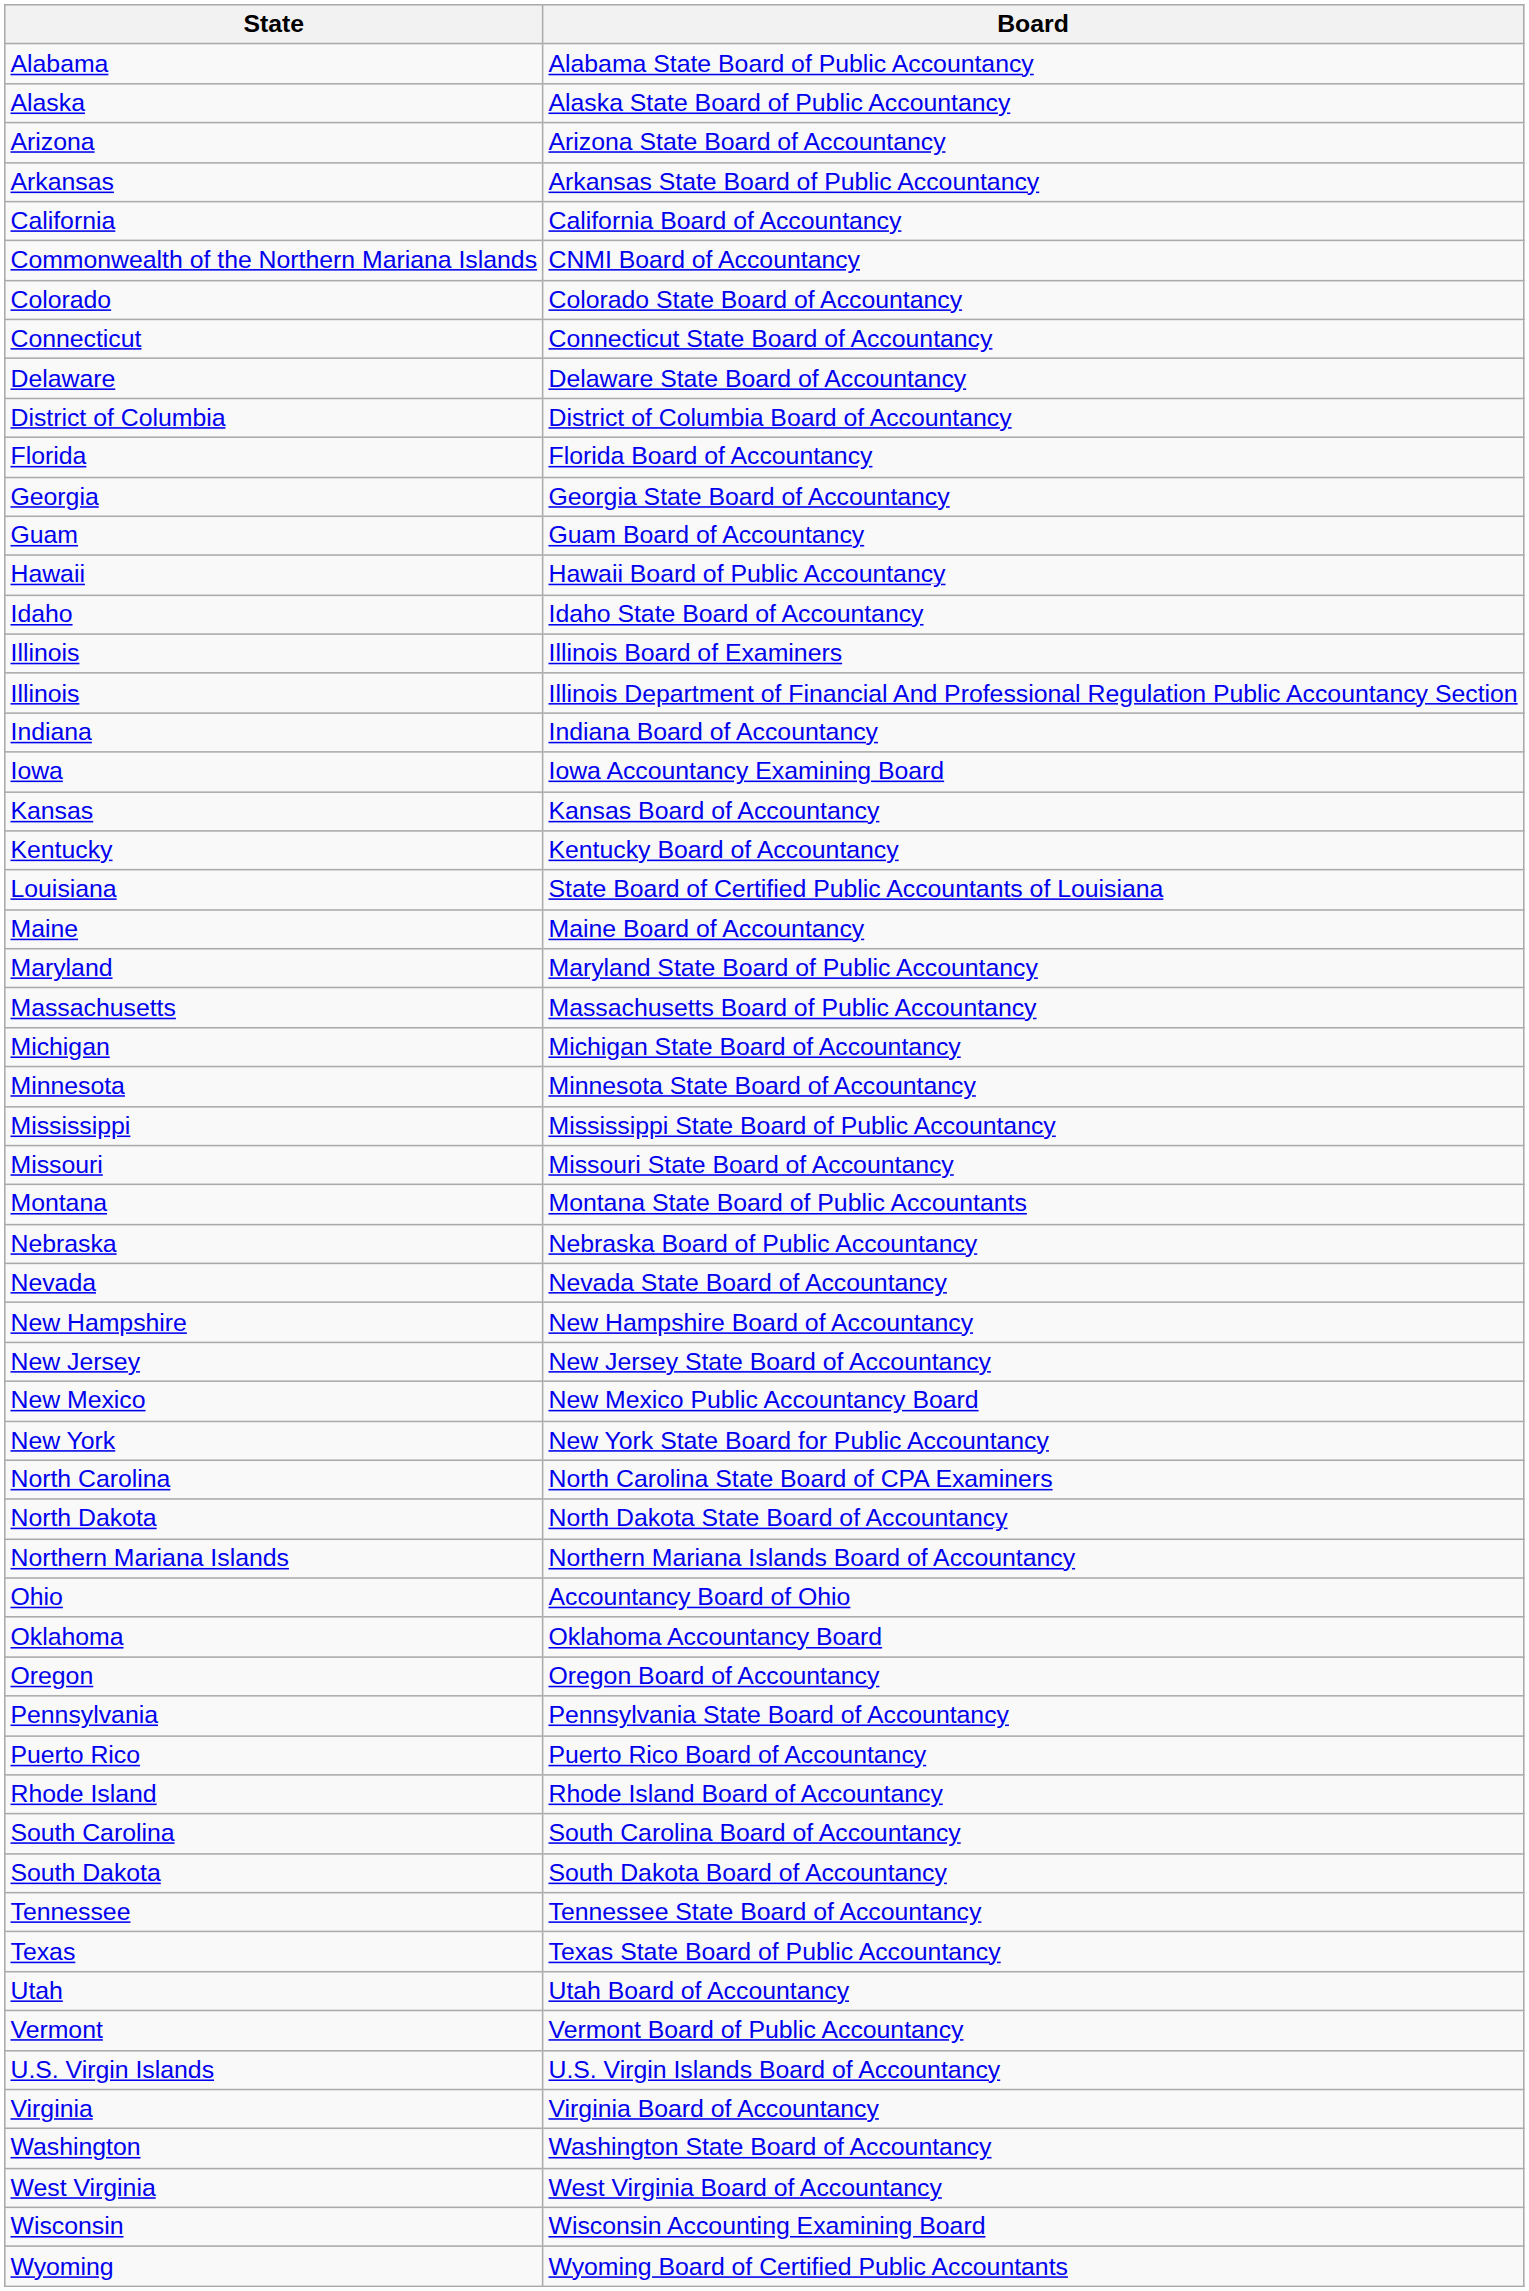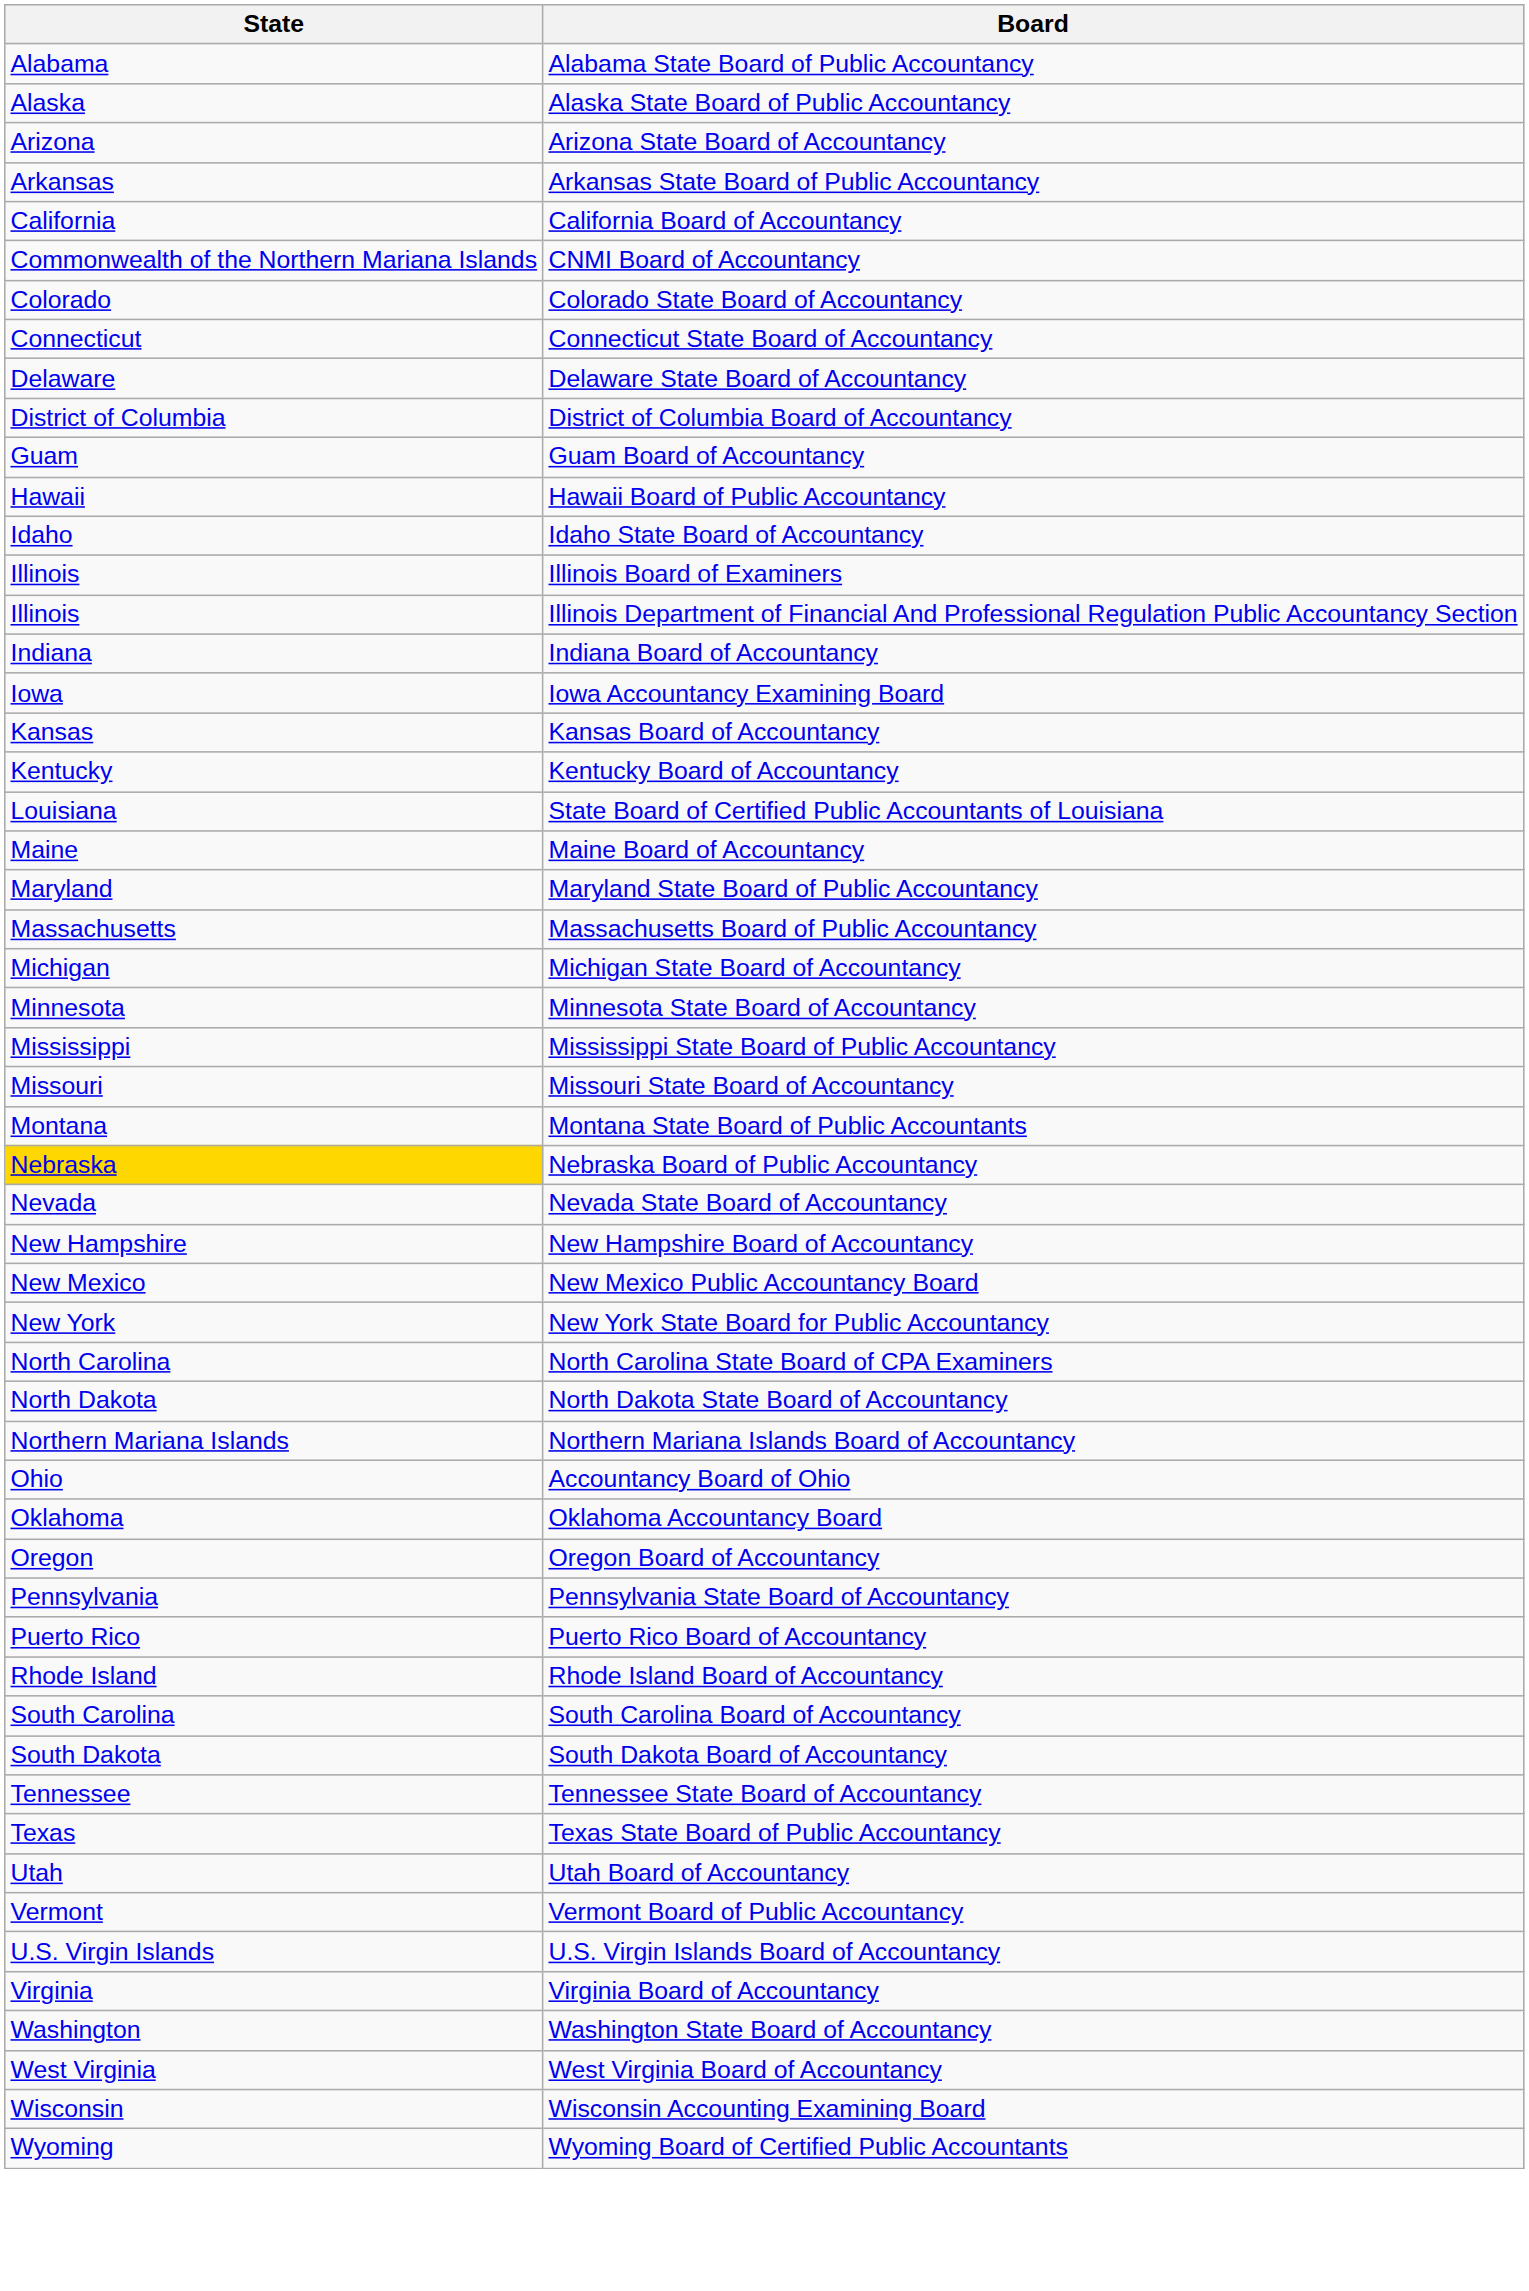- row: (710, 456)
- row: (749, 496)
(64, 1243) no background -> (64, 1164) gold background
- row: (770, 1361)
